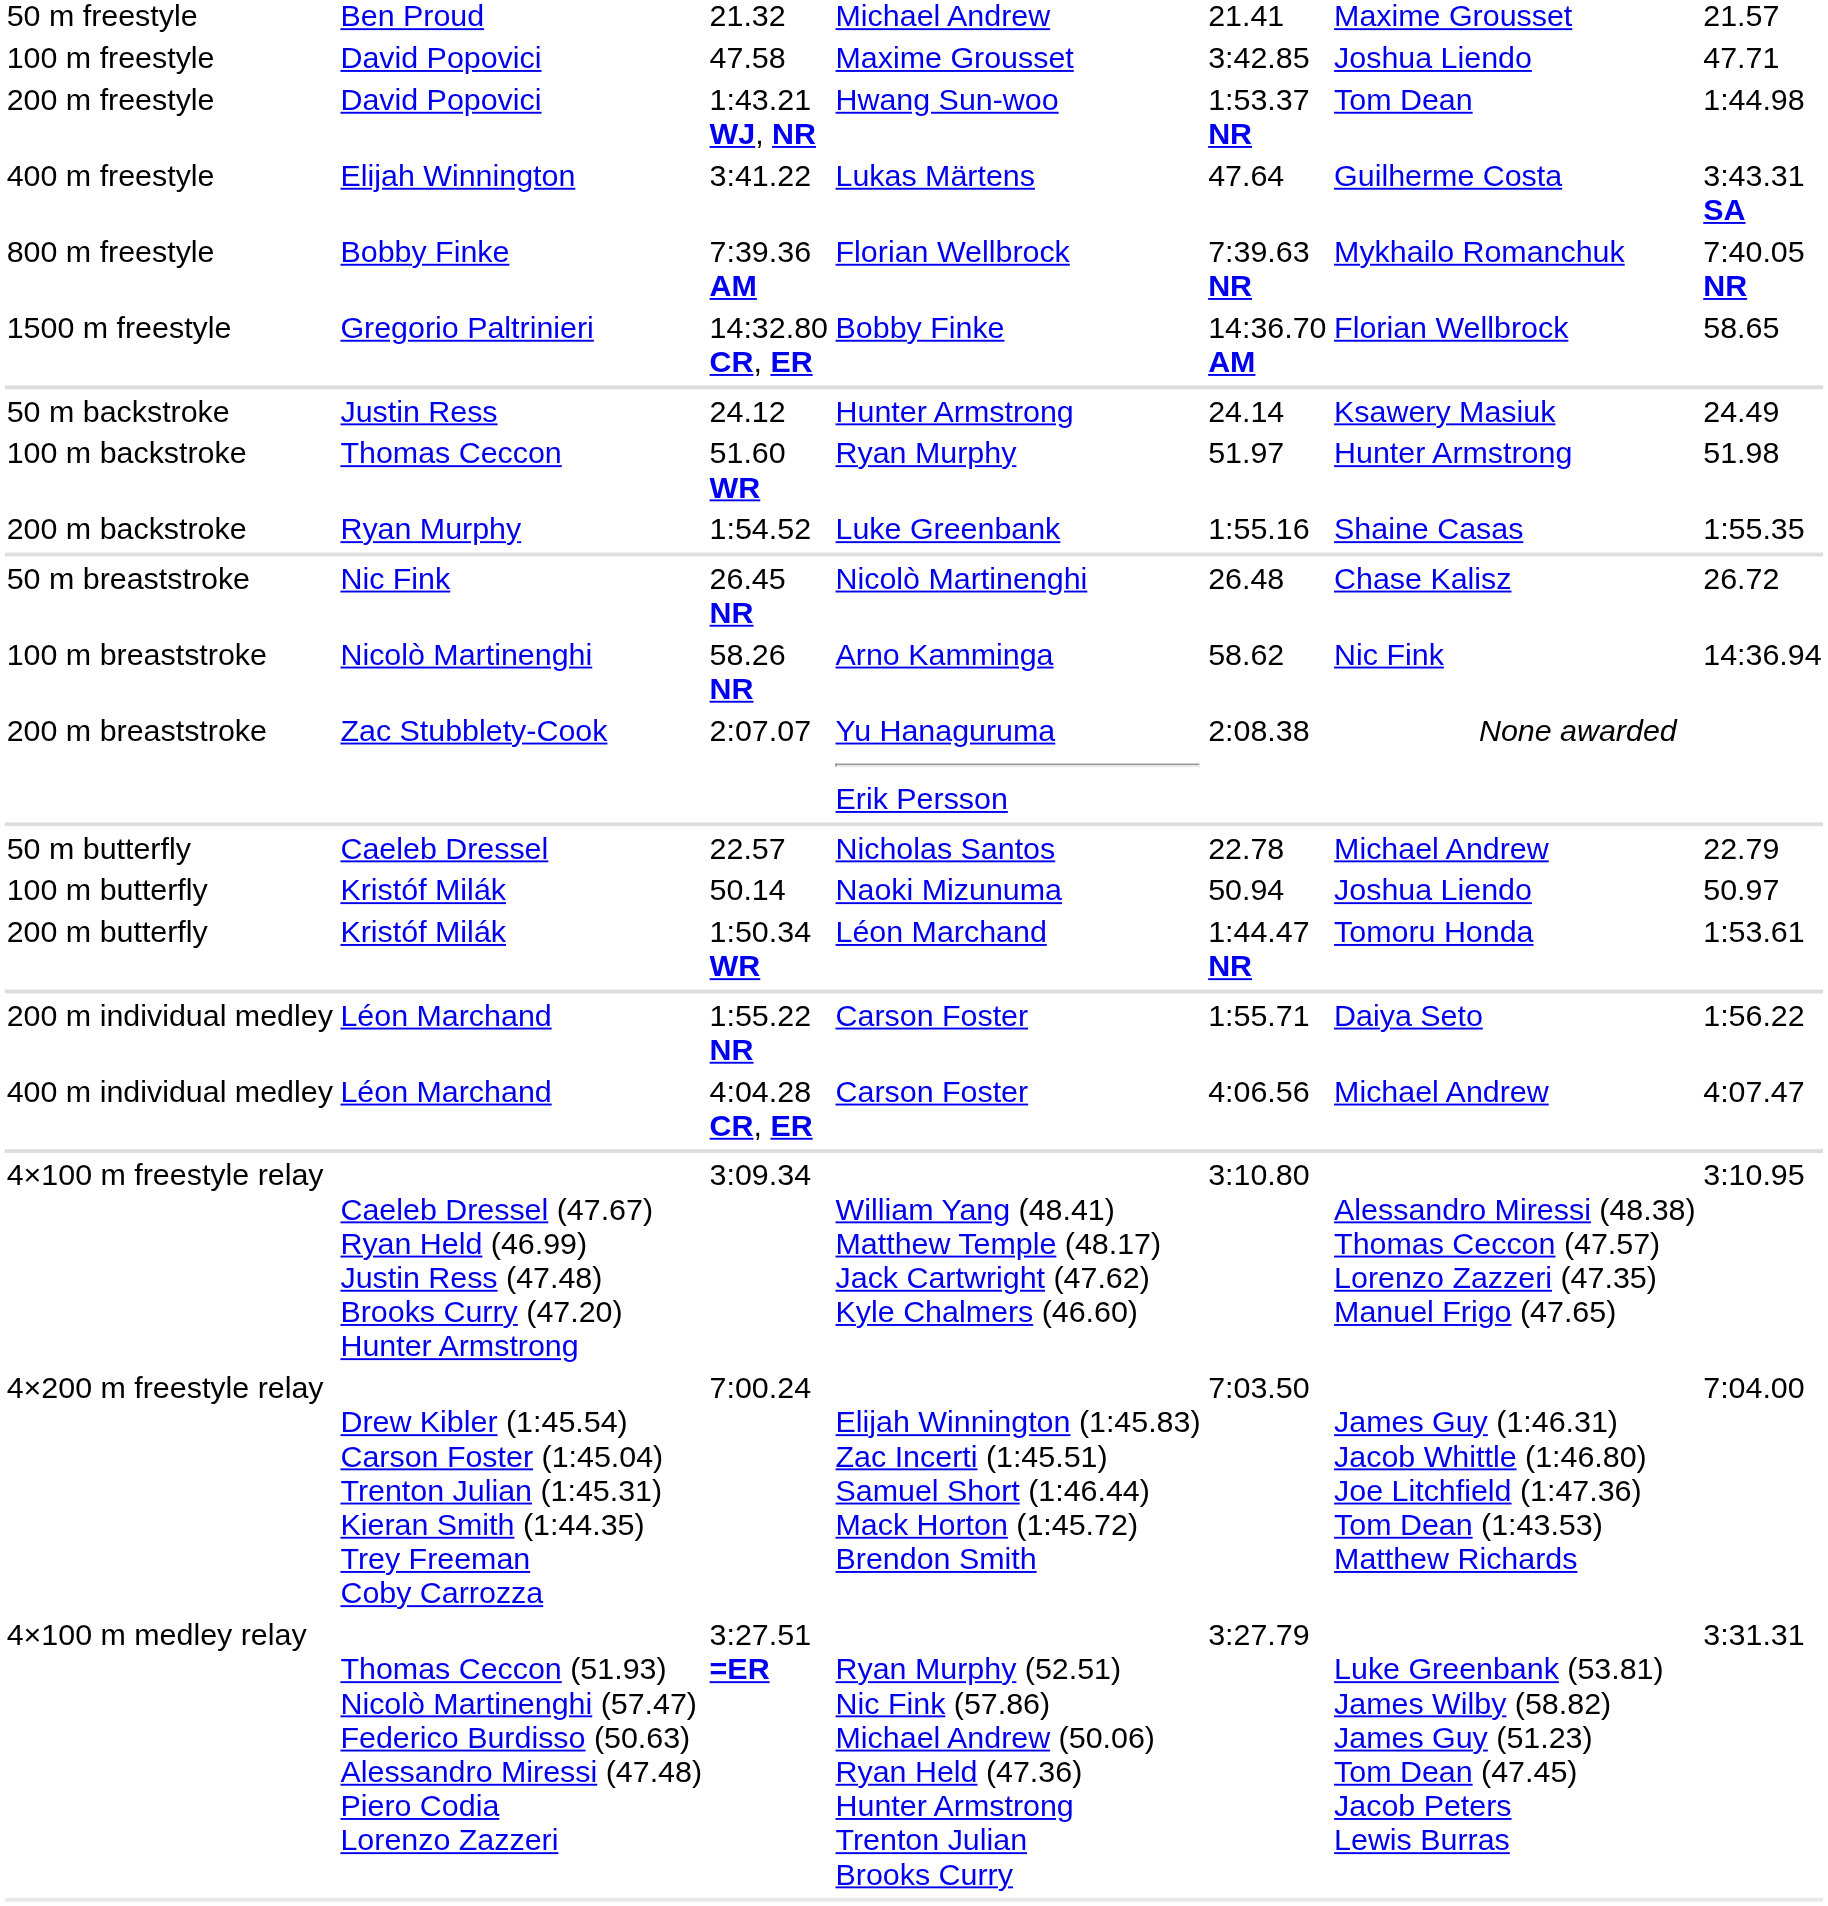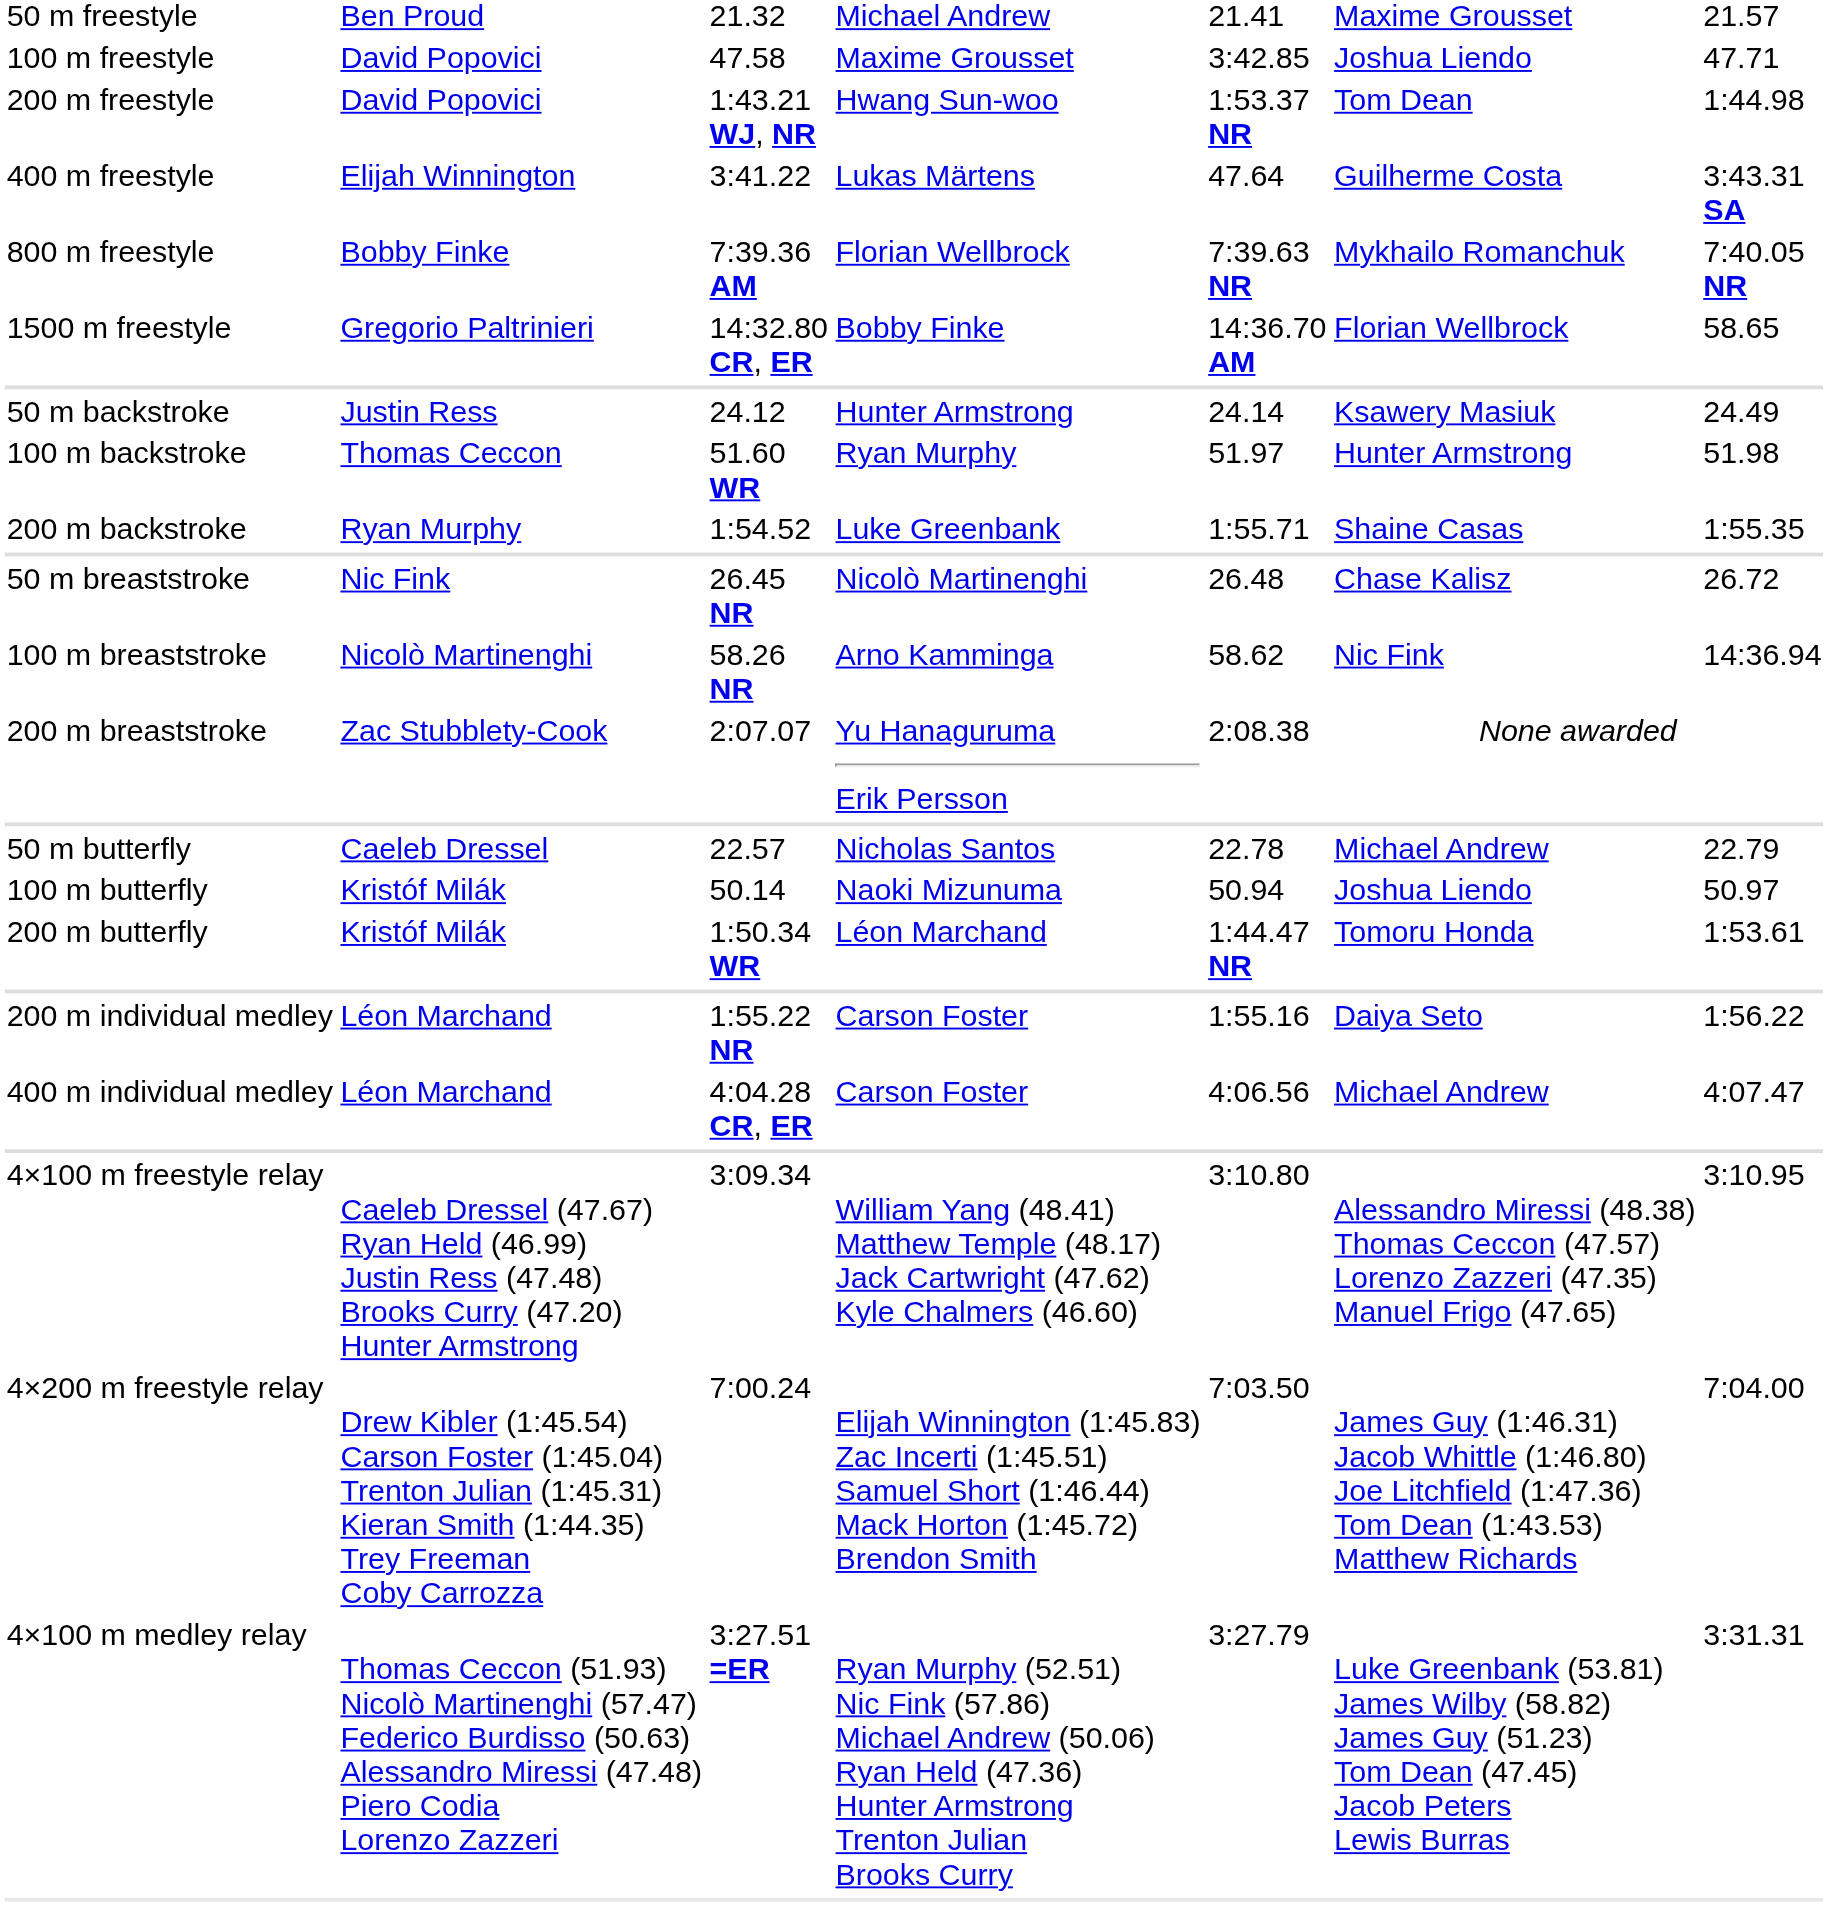(1259, 529) 1:55.16 -> (1259, 529) 1:55.71
(1259, 1015) 1:55.71 -> (1259, 1015) 1:55.16
